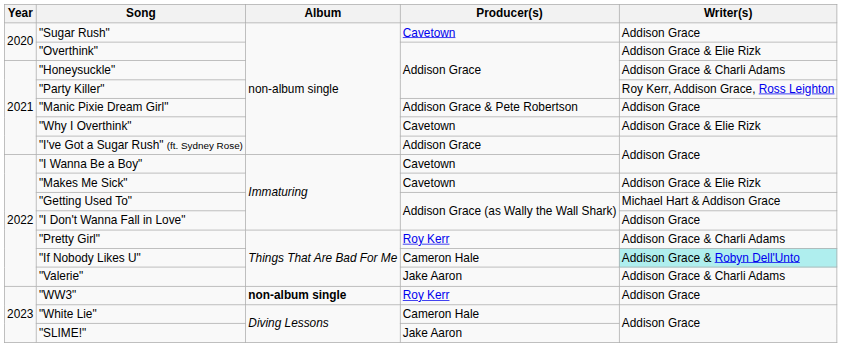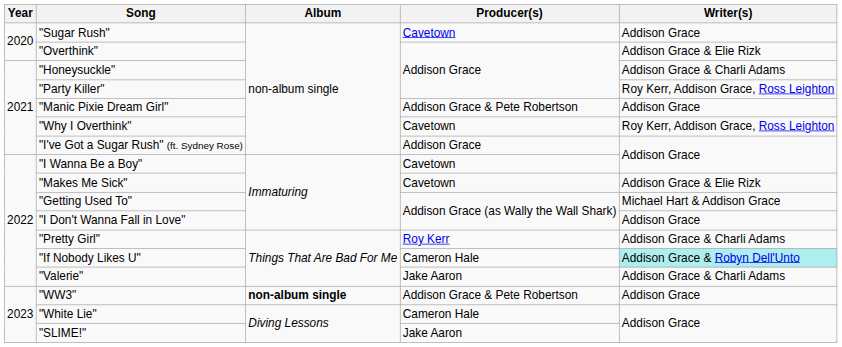(691, 126) Addison Grace & Elie Rizk -> (728, 126) Roy Kerr, Addison Grace, Ross Leighton
(426, 295) Roy Kerr -> (490, 295) Addison Grace & Pete Robertson
